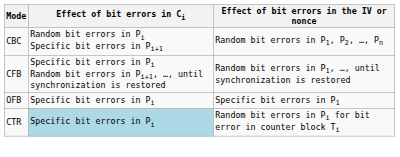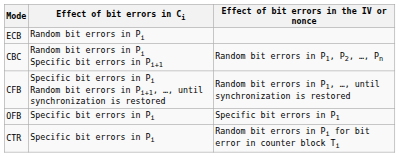+ row: (14, 35)
(92, 122) lightblue background -> (92, 138) no background
